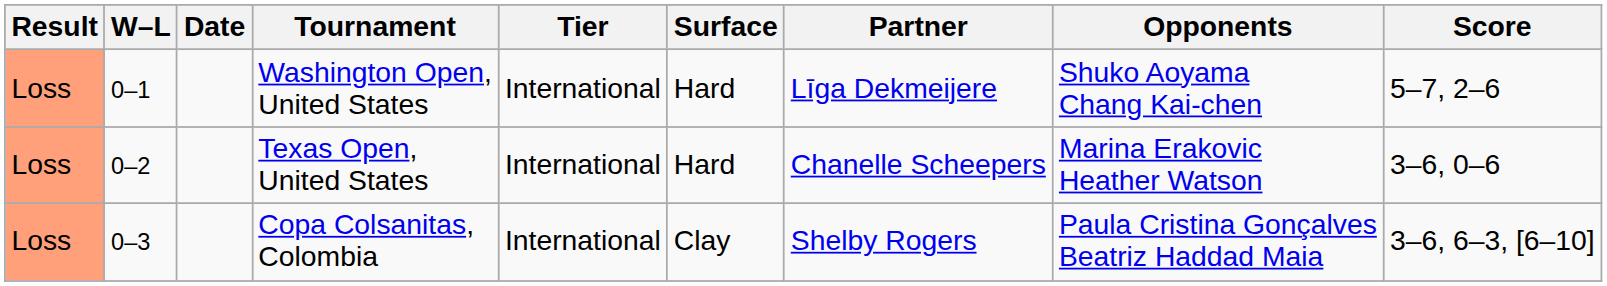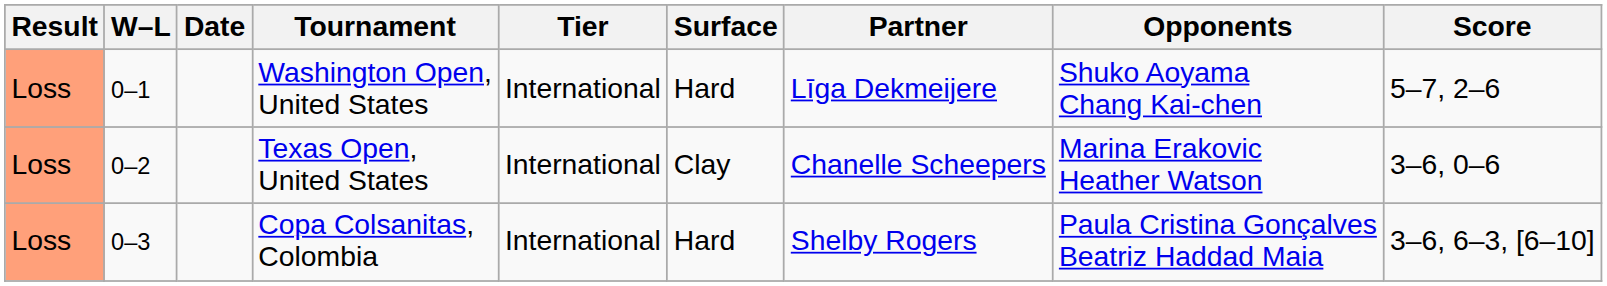(705, 164) Hard -> (702, 164) Clay
(702, 241) Clay -> (705, 241) Hard
